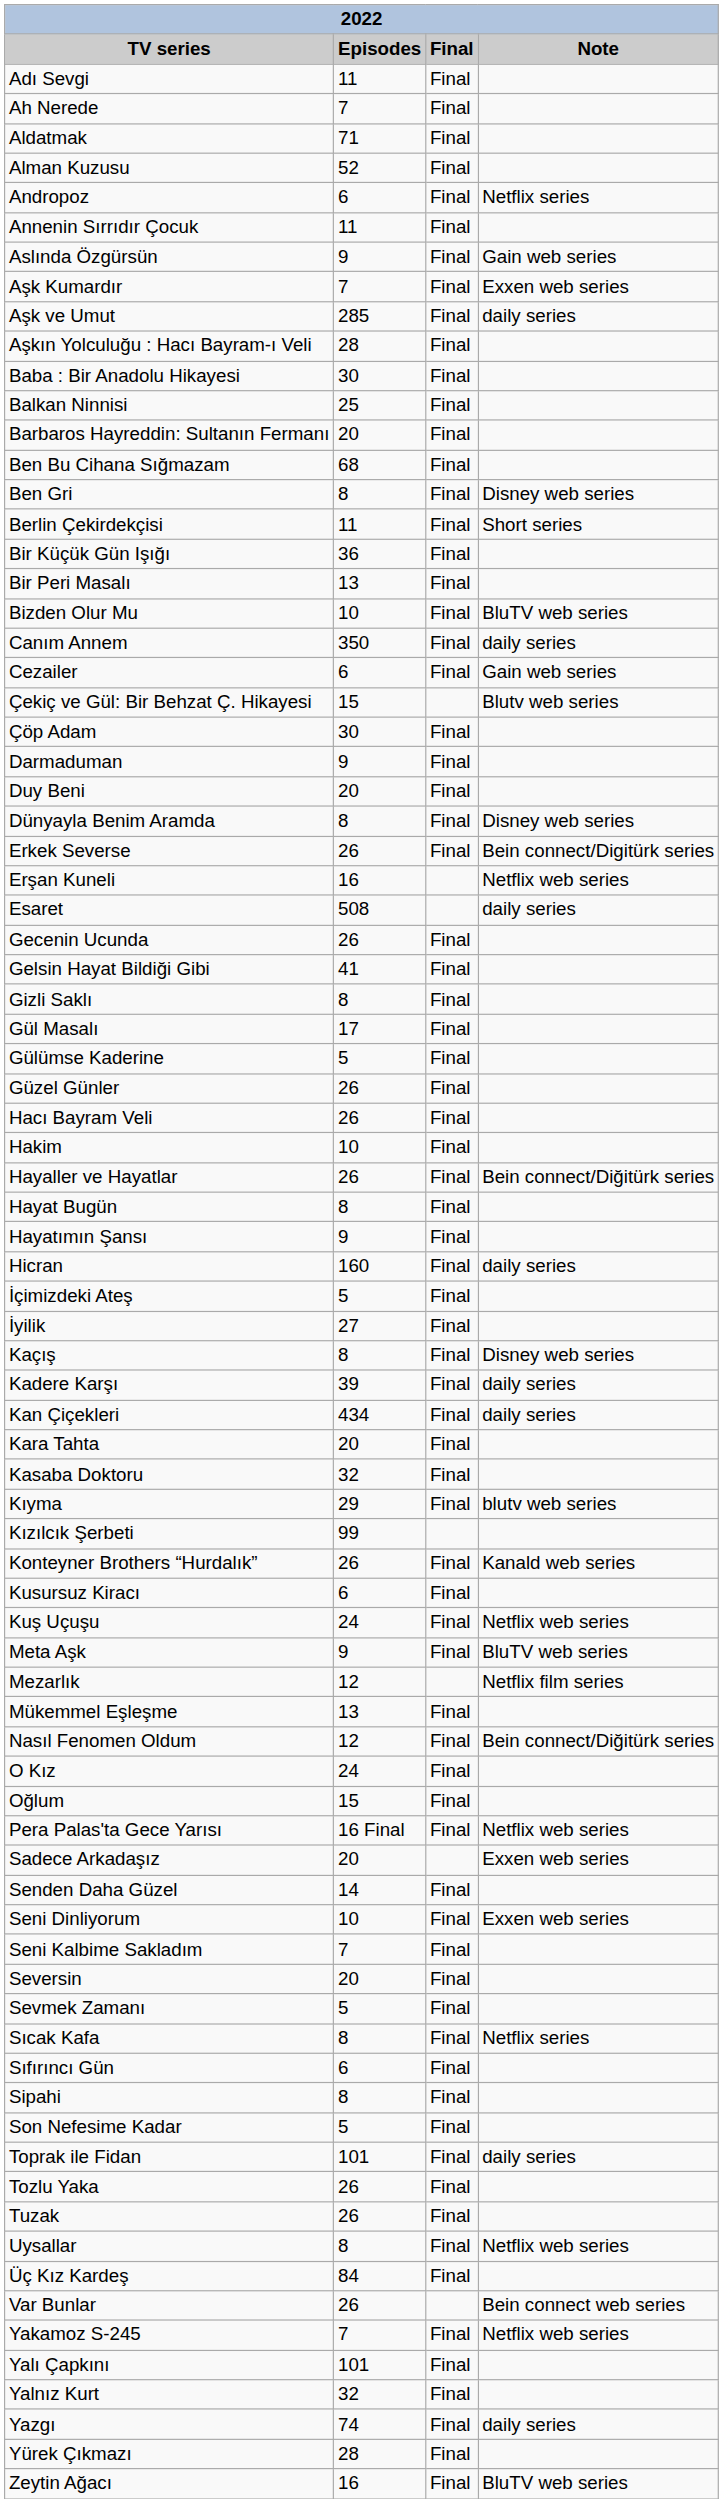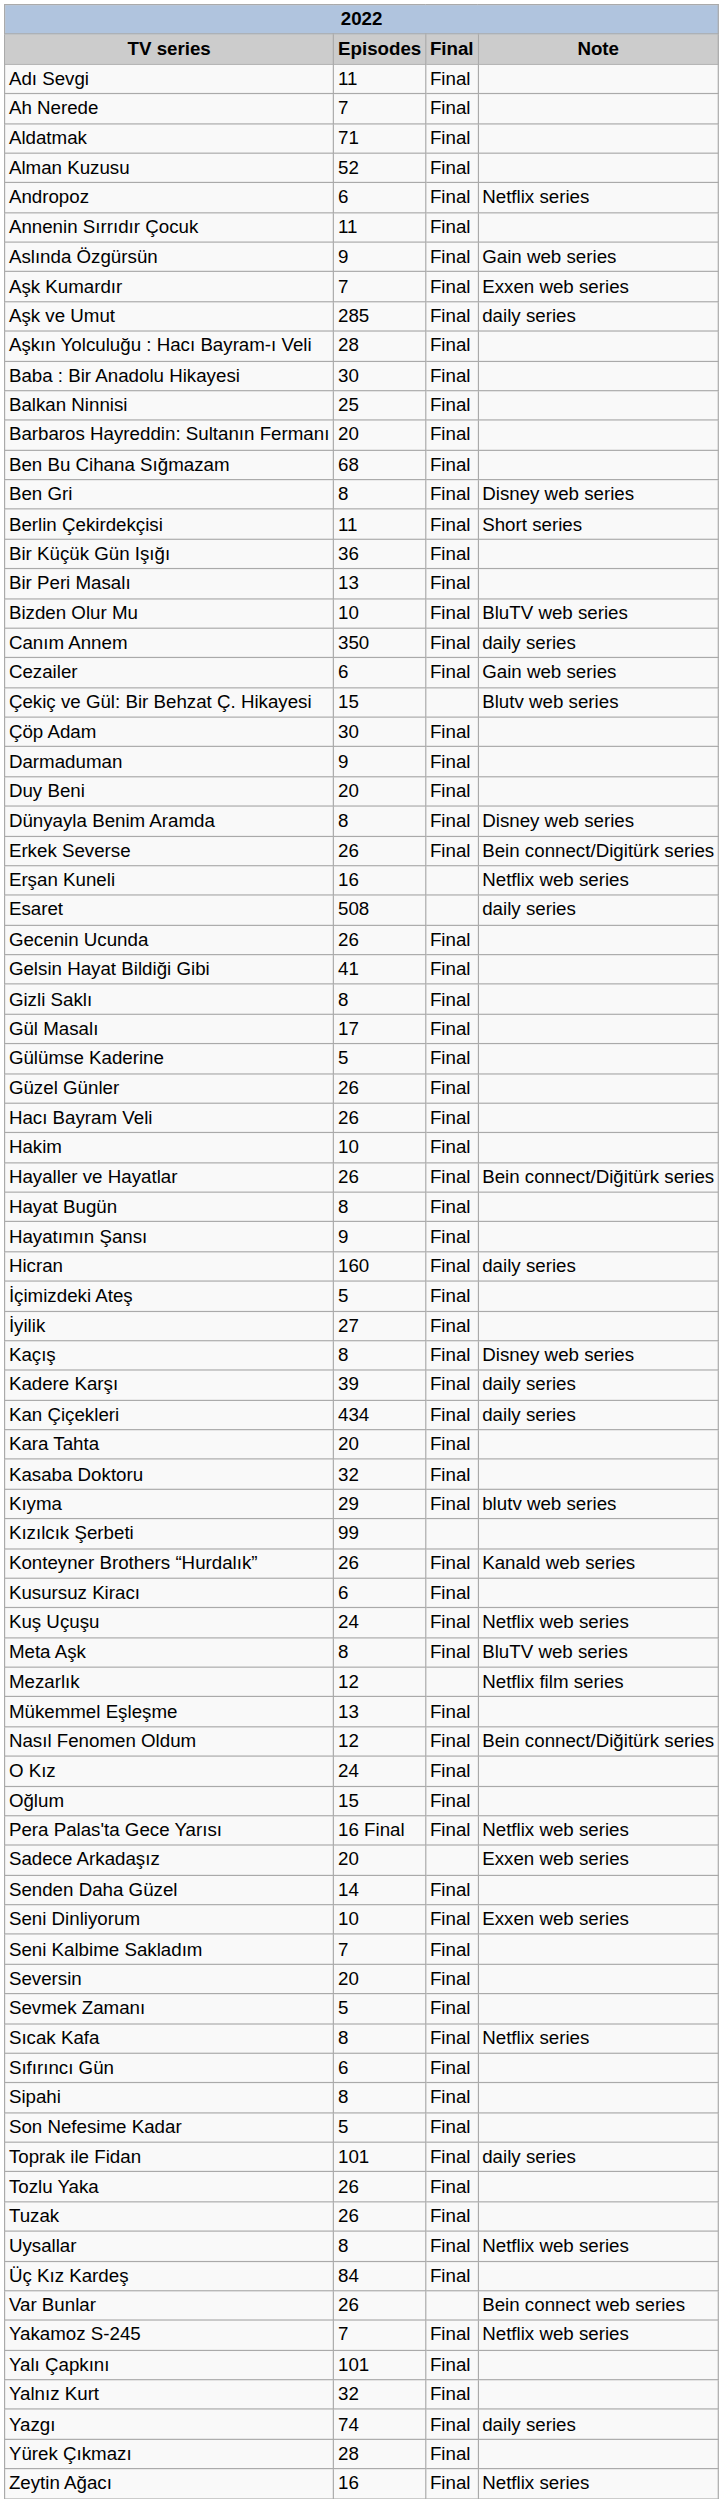(343, 1652) 9 -> (343, 1652) 8
(555, 2483) BluTV web series -> (536, 2483) Netflix series
